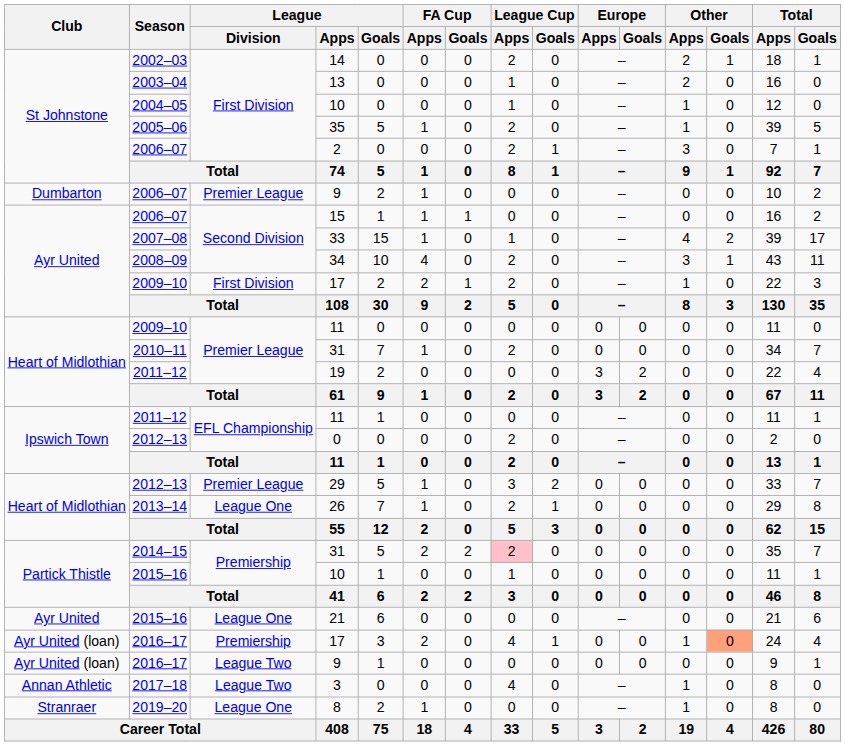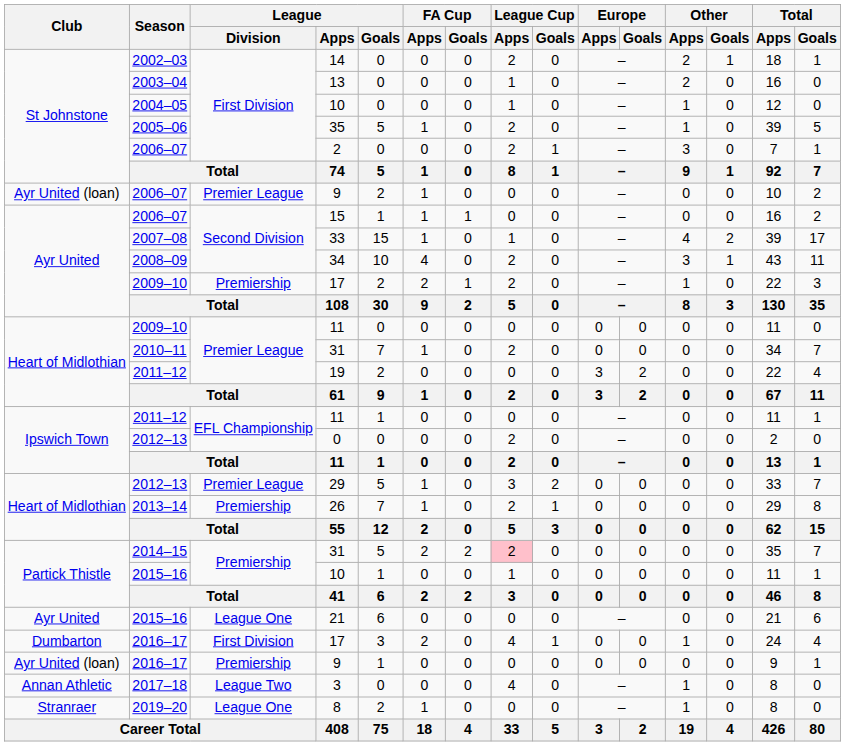(67, 194) Dumbarton -> (67, 194) Ayr United (loan)
(253, 283) First Division -> (253, 283) Premiership
(253, 506) League One -> (253, 506) Premiership
(67, 640) Ayr United (loan) -> (67, 640) Dumbarton
(253, 640) Premiership -> (253, 640) First Division
(730, 640) lightsalmon background -> (730, 640) no background
(253, 663) League Two -> (253, 663) Premiership
